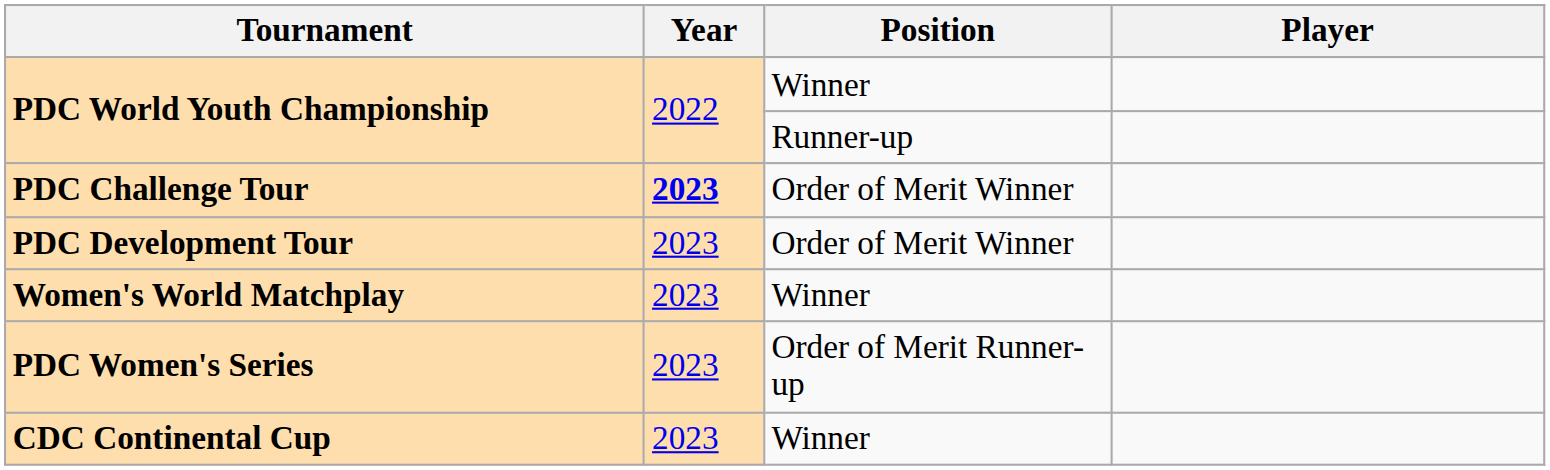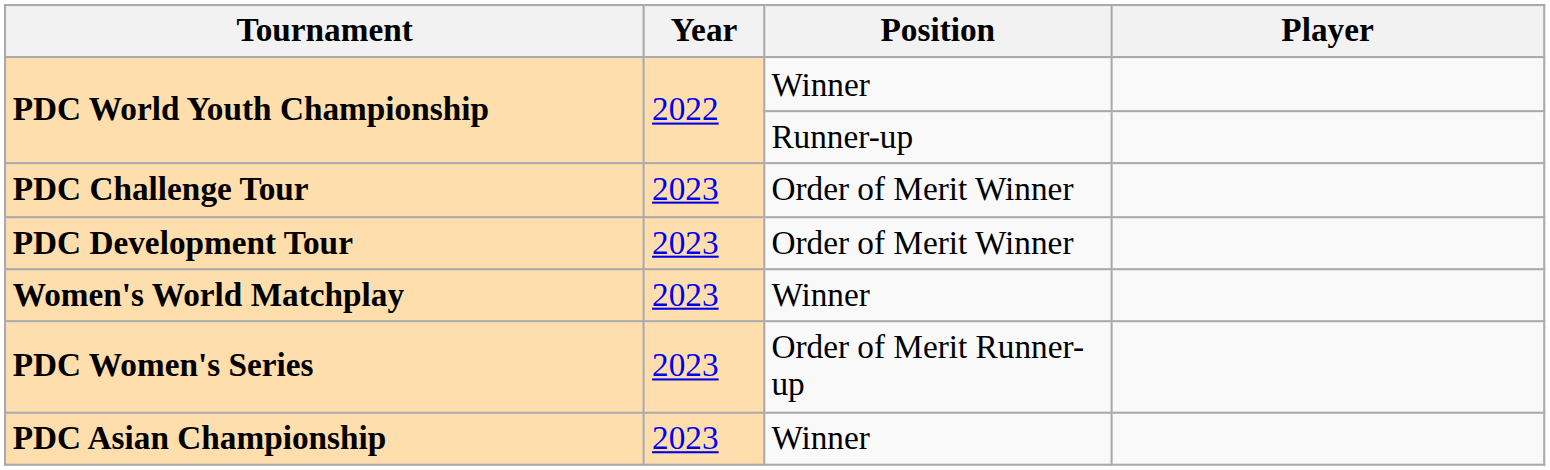(685, 189) bold -> (685, 189) normal
+ row: (200, 437)
- row: (172, 437)
